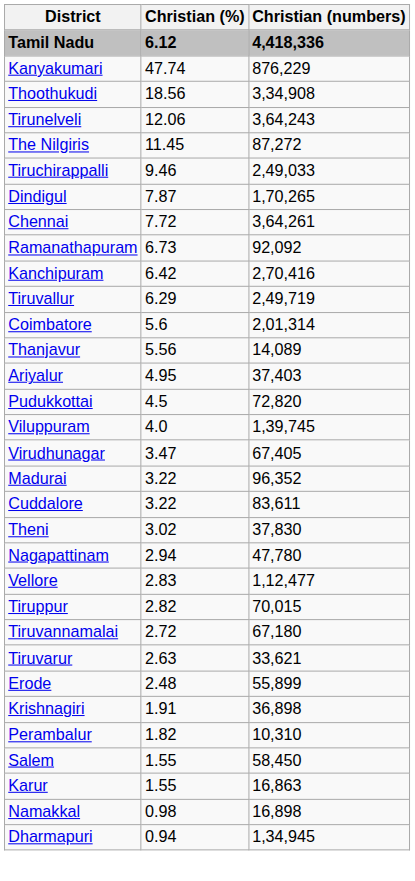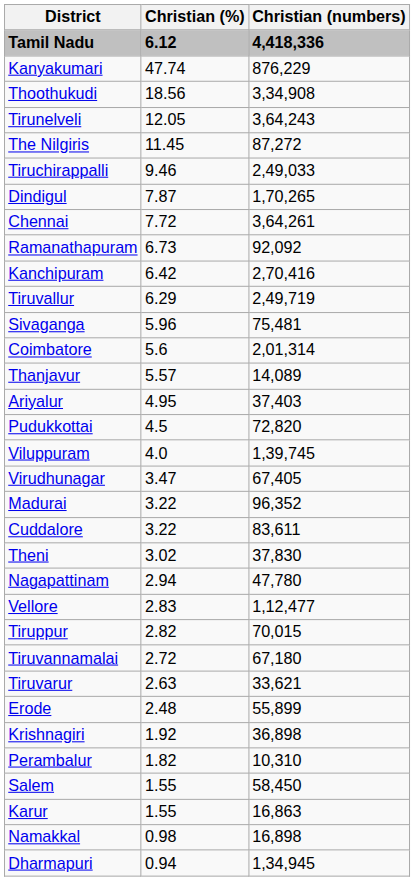(165, 119) 12.06 -> (165, 119) 12.05
+ row: (46, 324)
(161, 350) 5.56 -> (161, 376) 5.57
(161, 709) 1.91 -> (161, 734) 1.92
